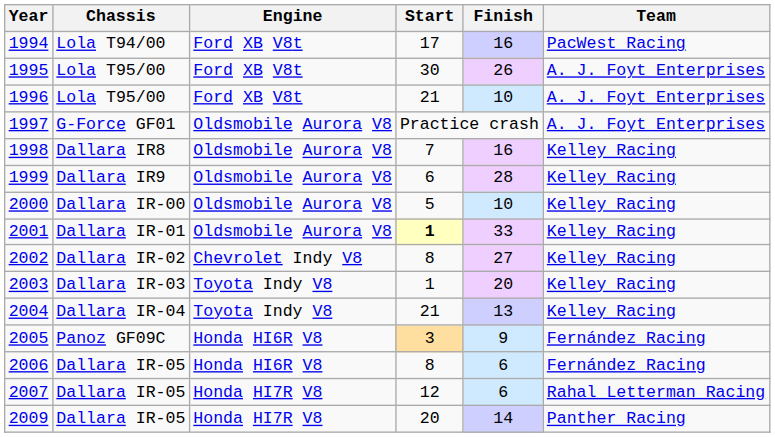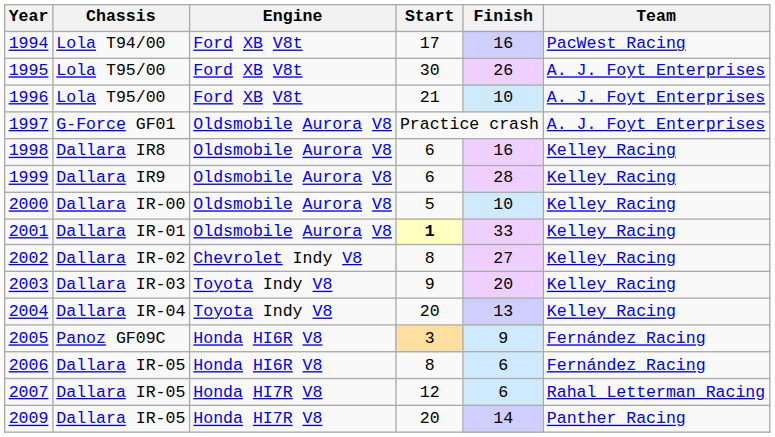(430, 152) 7 -> (430, 152) 6
(430, 286) 1 -> (430, 286) 9
(430, 312) 21 -> (430, 312) 20
